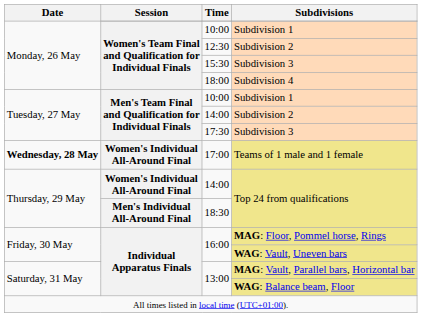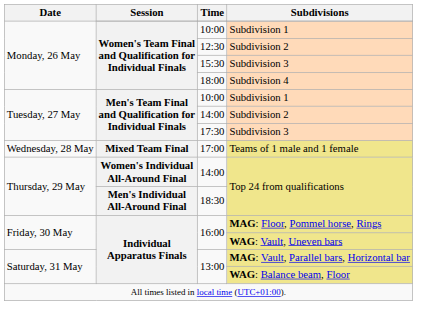(53, 155) bold -> (50, 149) normal
(151, 155) Women's Individual All-Around Final -> (147, 149) Mixed Team Final
